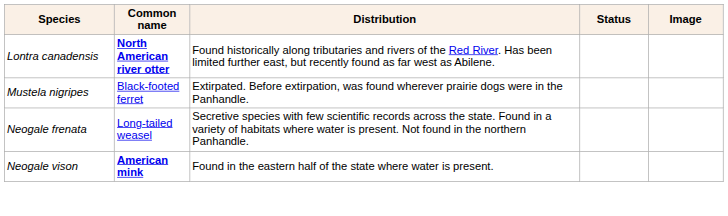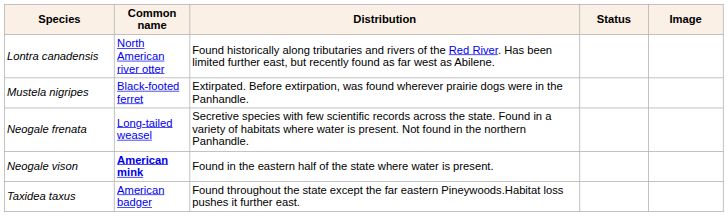(143, 56) bold -> (141, 56) normal
+ row: (41, 196)
